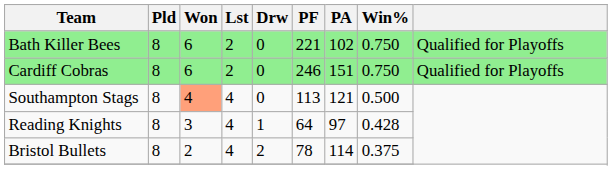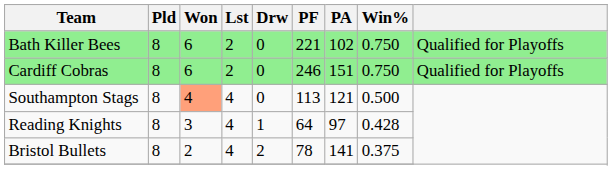(341, 151) 114 -> (341, 151) 141
